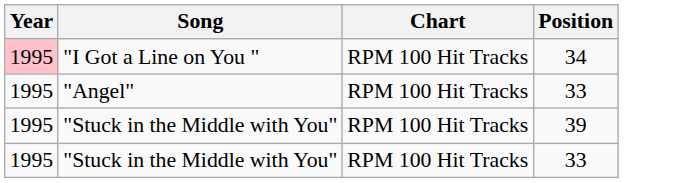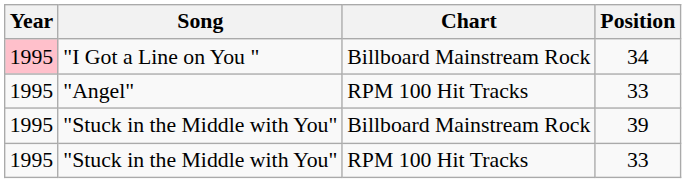(438, 56) RPM 100 Hit Tracks -> (469, 56) Billboard Mainstream Rock
(438, 125) RPM 100 Hit Tracks -> (469, 125) Billboard Mainstream Rock
